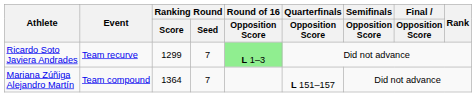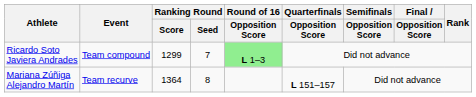(110, 55) Team recurve -> (116, 55) Team compound
(116, 80) Team compound -> (110, 80) Team recurve
(208, 80) 7 -> (208, 80) 8
